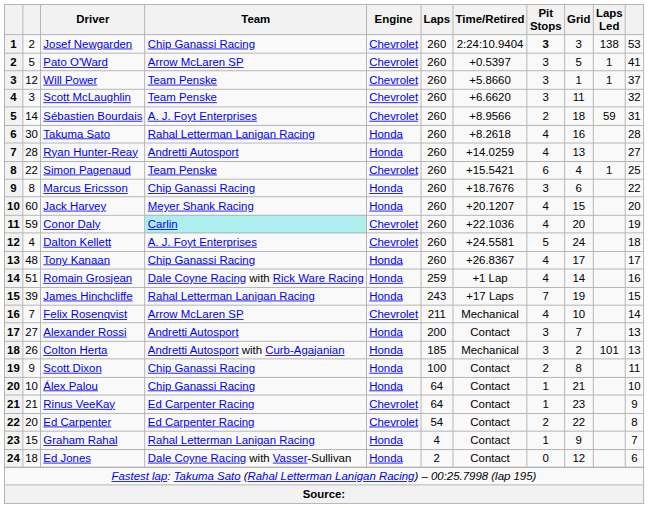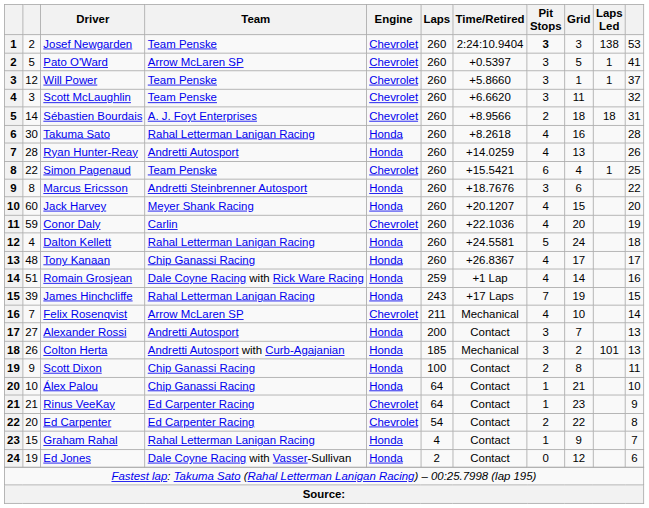(201, 44) Chip Ganassi Racing -> (182, 44) Team Penske
(609, 116) 59 -> (609, 116) 18
(634, 152) 27 -> (634, 152) 26
(201, 188) Chip Ganassi Racing -> (227, 188) Andretti Steinbrenner Autosport
(163, 224) paleturquoise background -> (163, 224) no background
(202, 242) A. J. Foyt Enterprises -> (231, 242) Rahal Letterman Lanigan Racing
(394, 242) Chevrolet -> (386, 242) Honda
(32, 458) 18 -> (32, 458) 19
